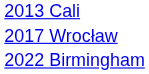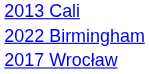rows swapped: (61, 36) <-> (75, 60)
